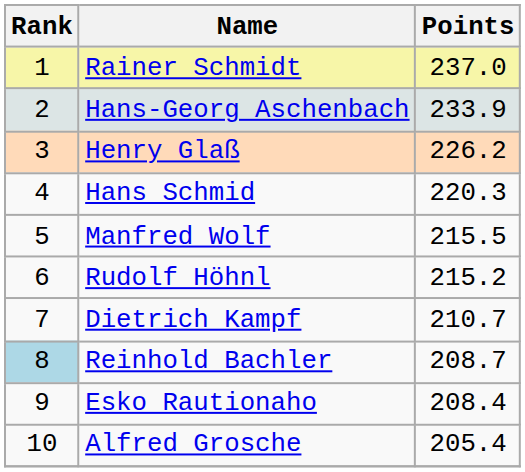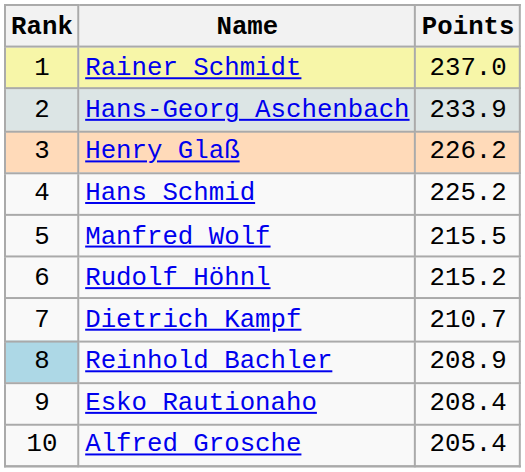(468, 194) 220.3 -> (468, 194) 225.2
(468, 362) 208.7 -> (468, 362) 208.9
